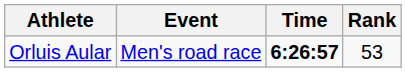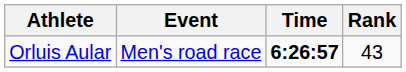(372, 52) 53 -> (372, 52) 43
